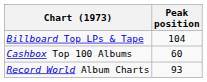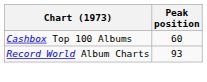- row: (75, 39)
